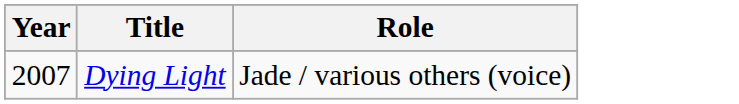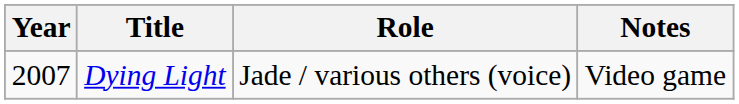+ column: (655, 27)
